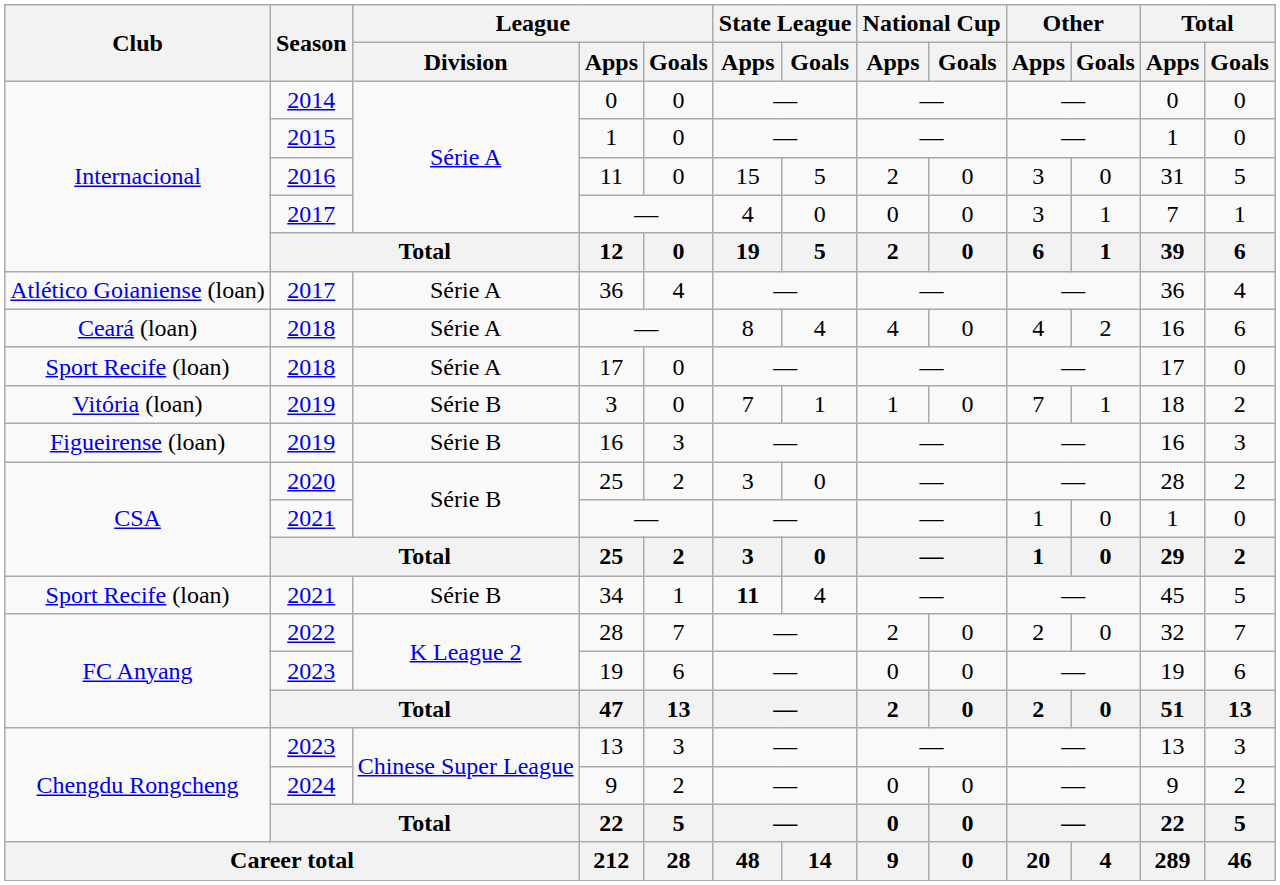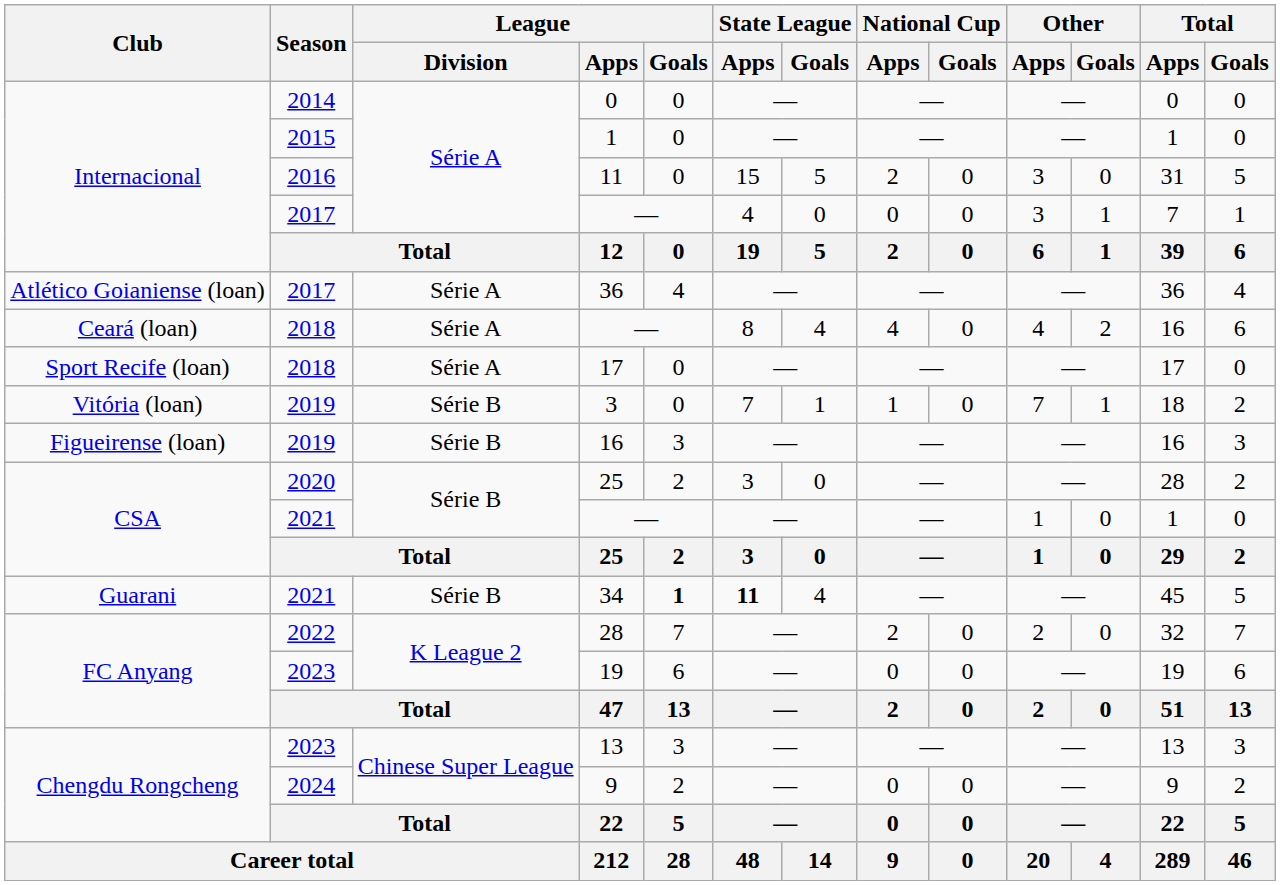(138, 594) Sport Recife (loan) -> (138, 594) Guarani
(678, 594) normal -> (678, 594) bold
